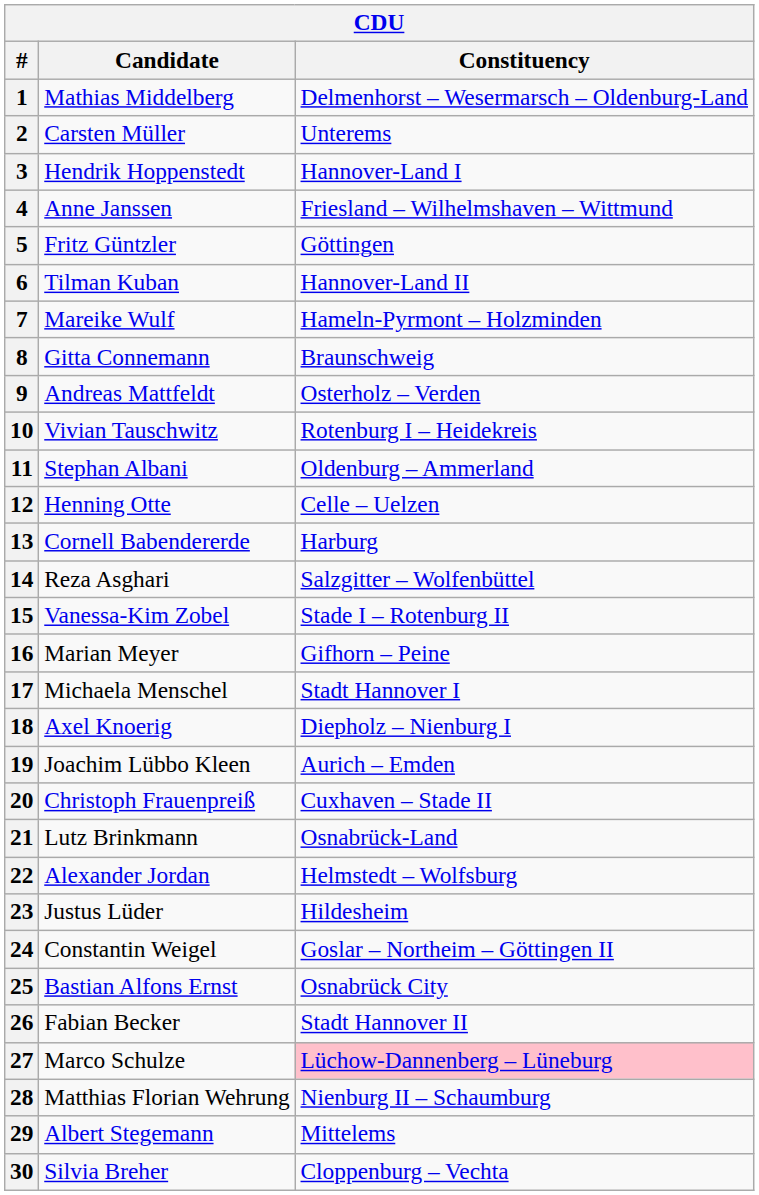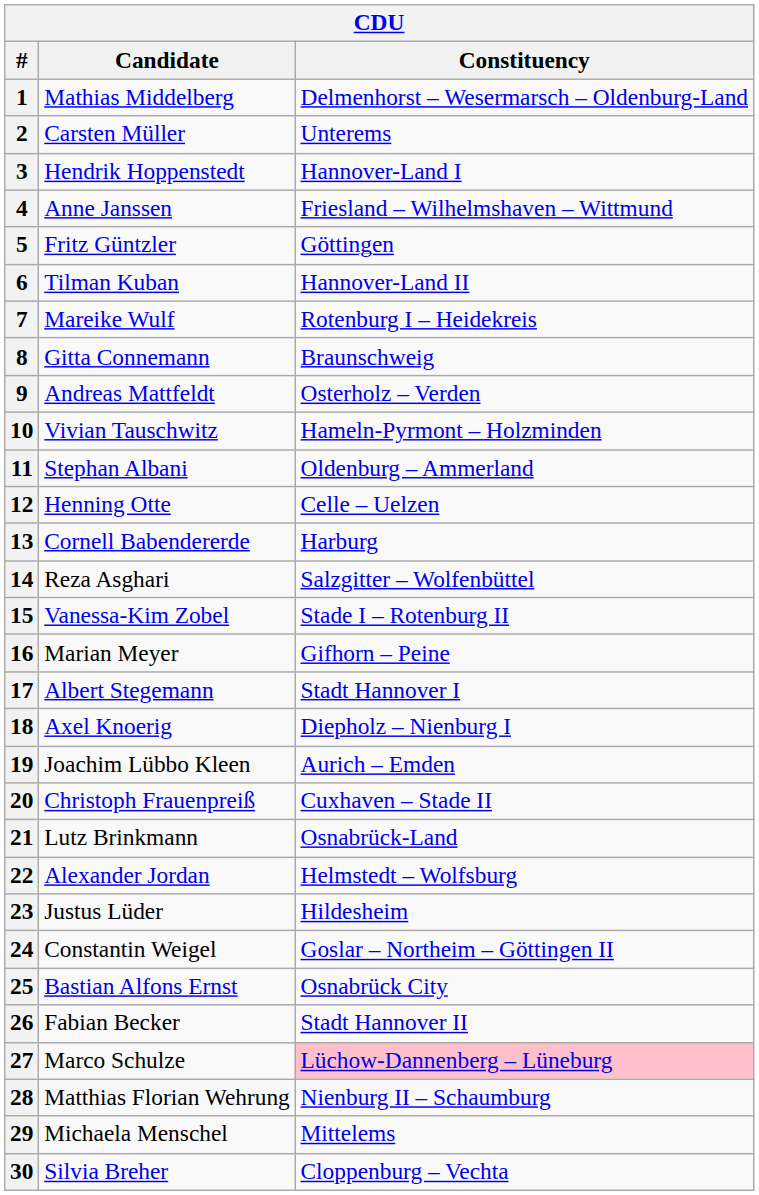(451, 319) Hameln-Pyrmont – Holzminden -> (419, 319) Rotenburg I – Heidekreis
(419, 430) Rotenburg I – Heidekreis -> (451, 430) Hameln-Pyrmont – Holzminden
(136, 689) Michaela Menschel -> (129, 689) Albert Stegemann
(129, 1134) Albert Stegemann -> (136, 1134) Michaela Menschel
